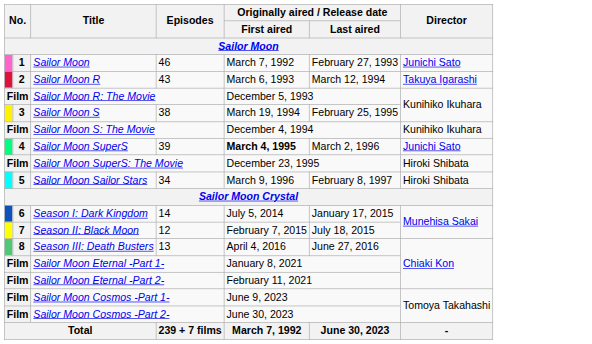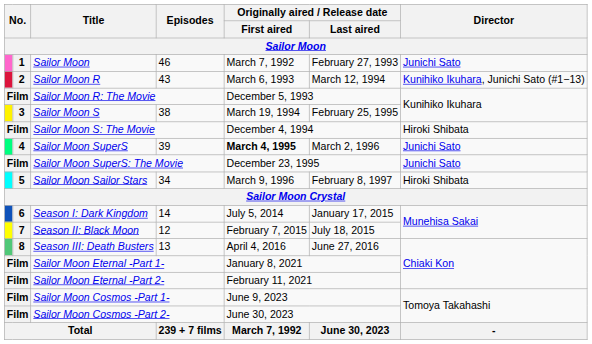(440, 79) Takuya Igarashi -> (494, 79) Kunihiko Ikuhara, Junichi Sato (#1−13)
(442, 130) Kunihiko Ikuhara -> (436, 130) Hiroki Shibata
(436, 163) Hiroki Shibata -> (432, 163) Junichi Sato
